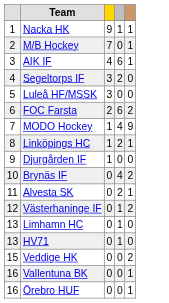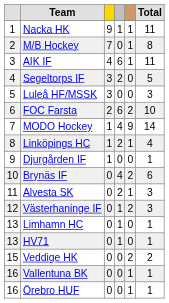+ column: (150, 12)
